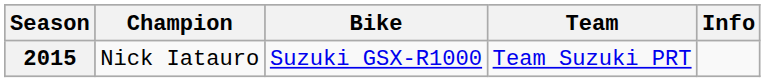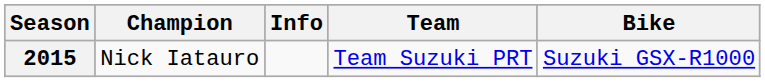columns swapped: (376, 23) <-> (729, 23)
